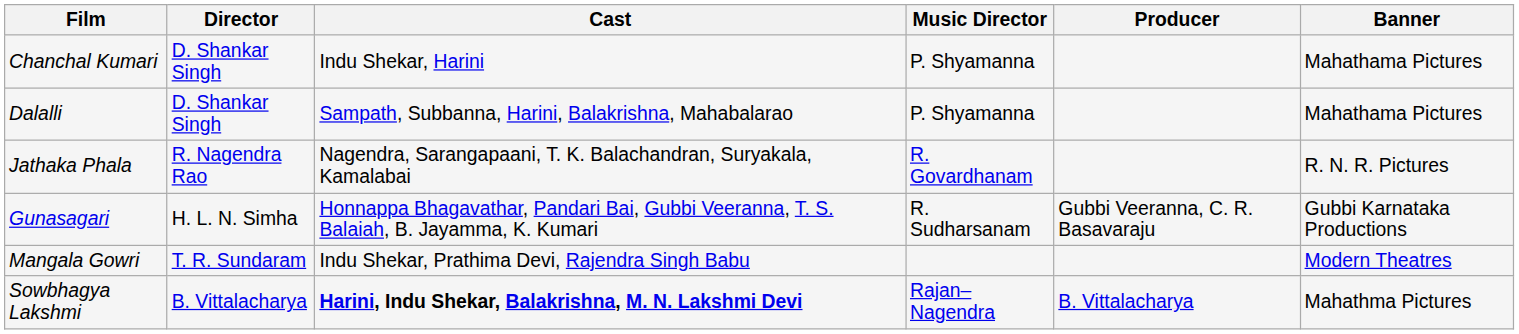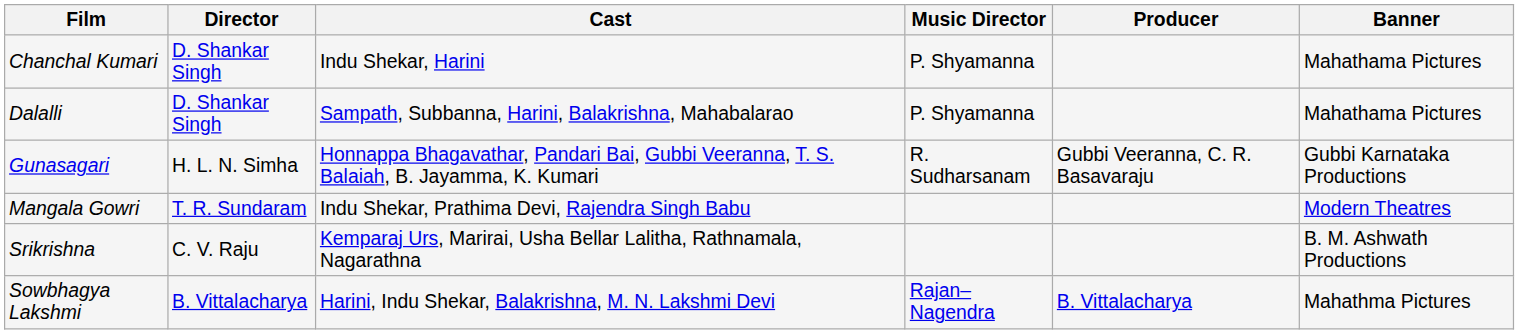- row: (70, 166)
+ row: (52, 249)
(561, 302) bold -> (548, 302) normal
